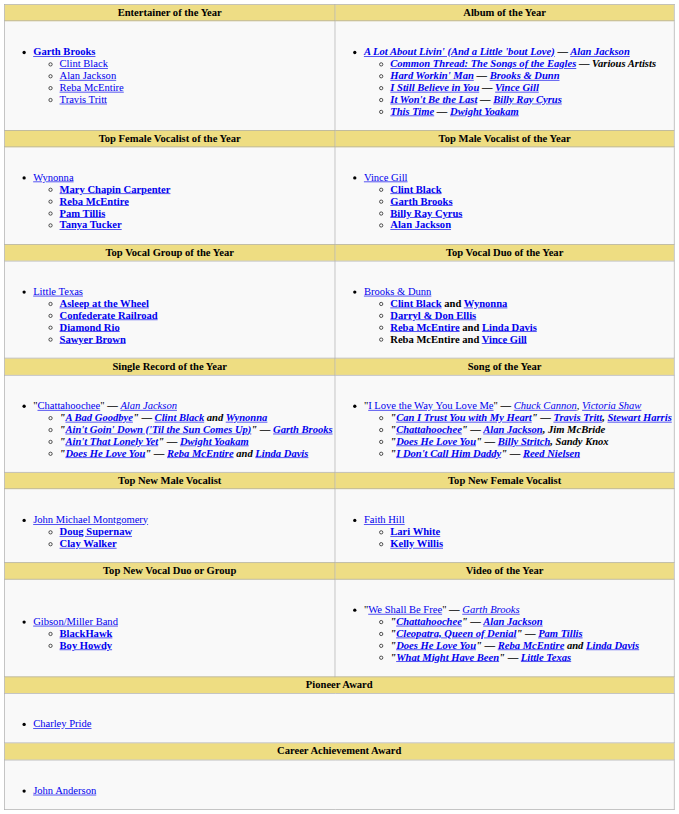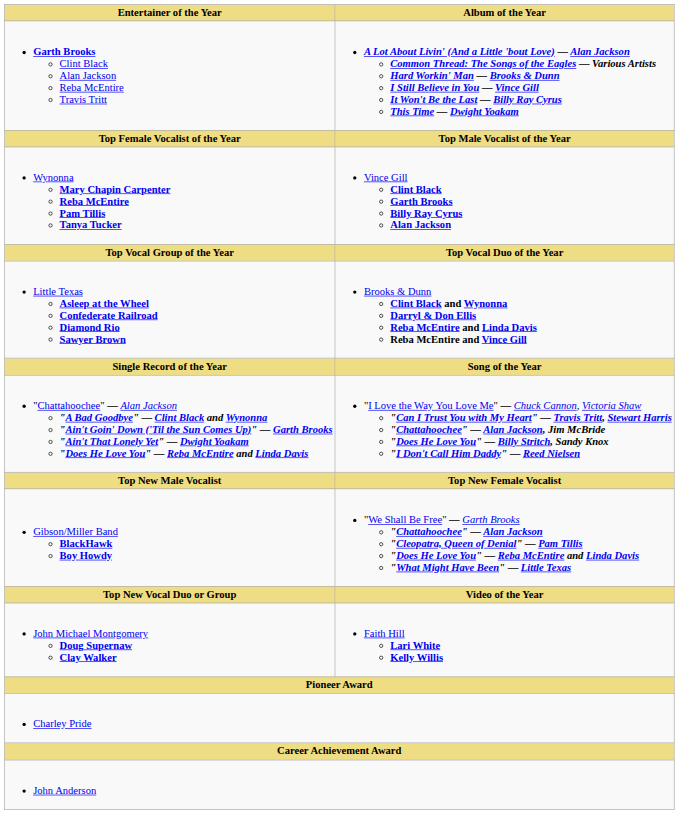rows swapped: (170, 532) <-> (170, 634)
